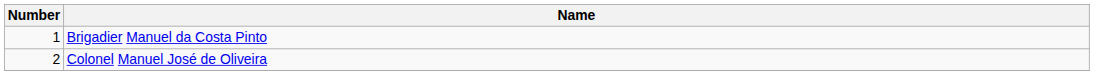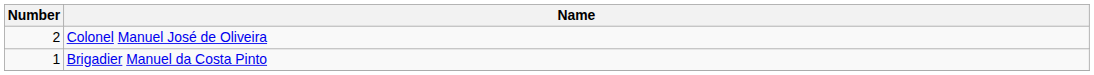rows swapped: (167, 37) <-> (167, 59)
